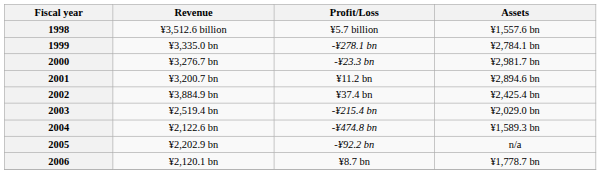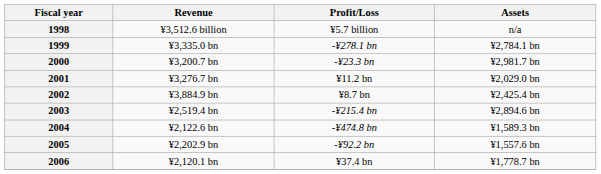(515, 29) ¥1,557.6 bn -> (515, 29) n/a
(194, 62) ¥3,276.7 bn -> (194, 62) ¥3,200.7 bn
(194, 78) ¥3,200.7 bn -> (194, 78) ¥3,276.7 bn
(515, 78) ¥2,894.6 bn -> (515, 78) ¥2,029.0 bn
(354, 95) ¥37.4 bn -> (354, 95) ¥8.7 bn
(515, 111) ¥2,029.0 bn -> (515, 111) ¥2,894.6 bn
(515, 144) n/a -> (515, 144) ¥1,557.6 bn
(354, 161) ¥8.7 bn -> (354, 161) ¥37.4 bn
